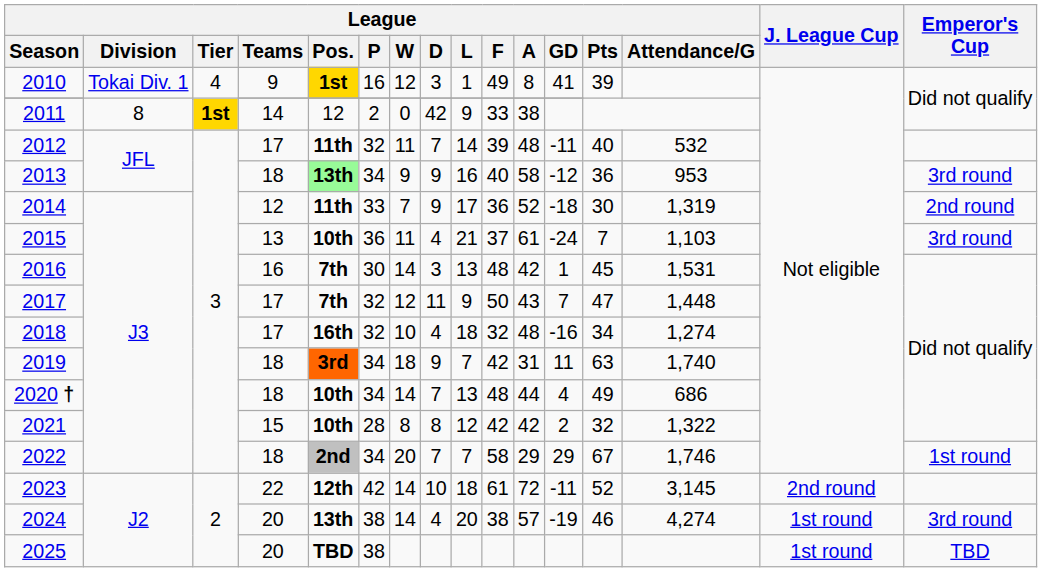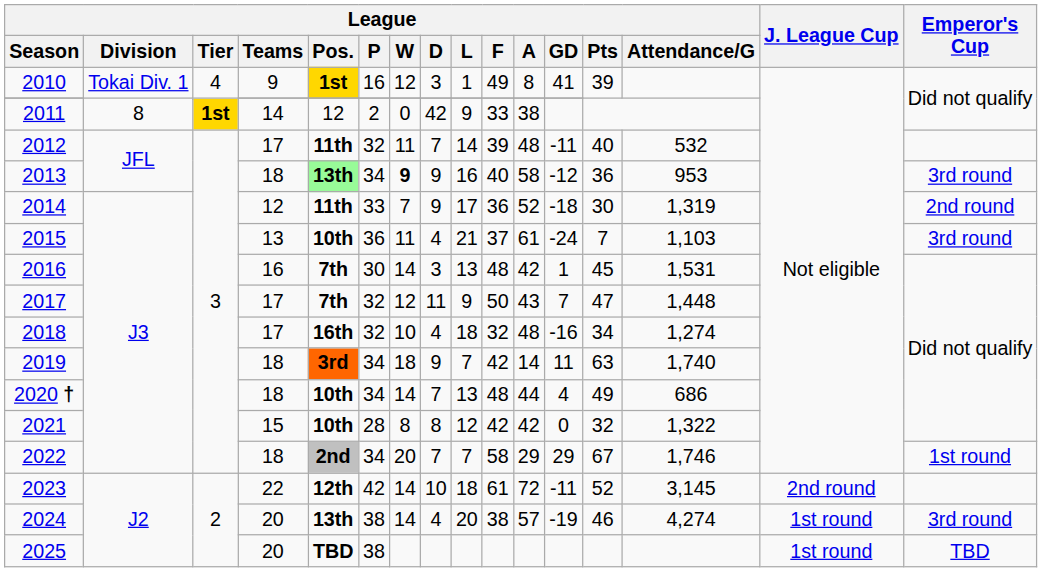(405, 176) normal -> (405, 176) bold
(529, 363) 31 -> (529, 363) 14
(564, 425) 2 -> (564, 425) 0
